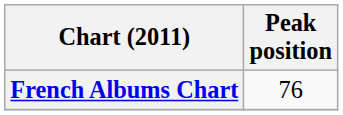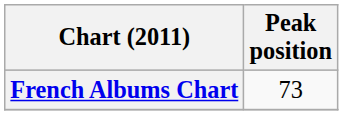(291, 89) 76 -> (291, 89) 73
